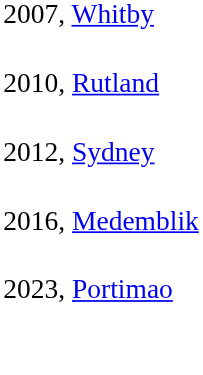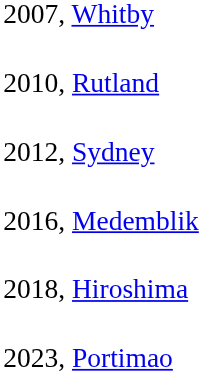+ row: (96, 289)
